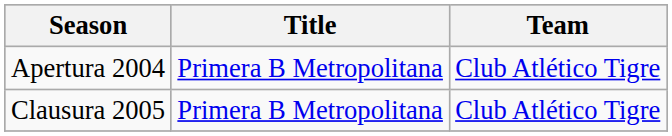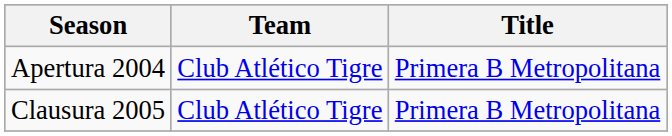columns swapped: (558, 25) <-> (310, 25)
